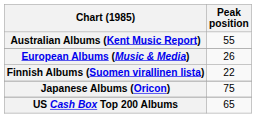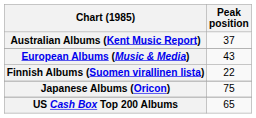(229, 40) 55 -> (229, 40) 37
(229, 56) 26 -> (229, 56) 43
